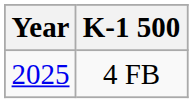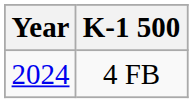(41, 73) 2025 -> (41, 73) 2024
